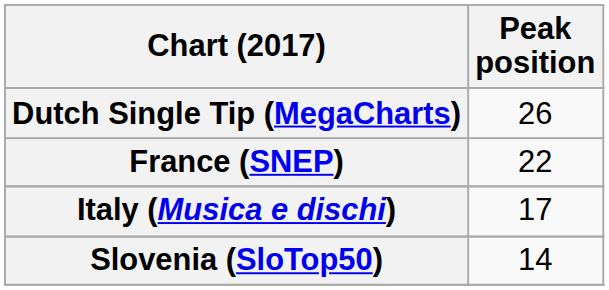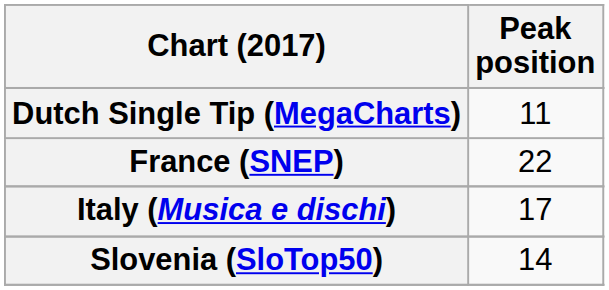(535, 112) 26 -> (535, 112) 11
